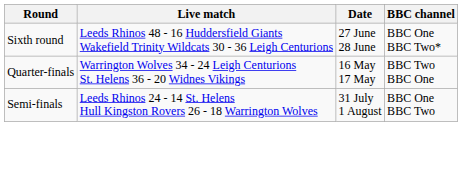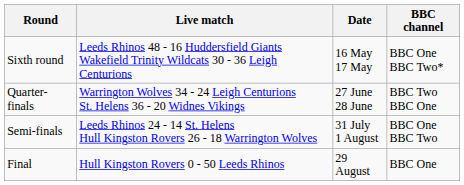(357, 39) 27 June 28 June -> (354, 60) 16 May 17 May
(357, 72) 16 May 17 May -> (354, 99) 27 June 28 June
+ row: (19, 164)
